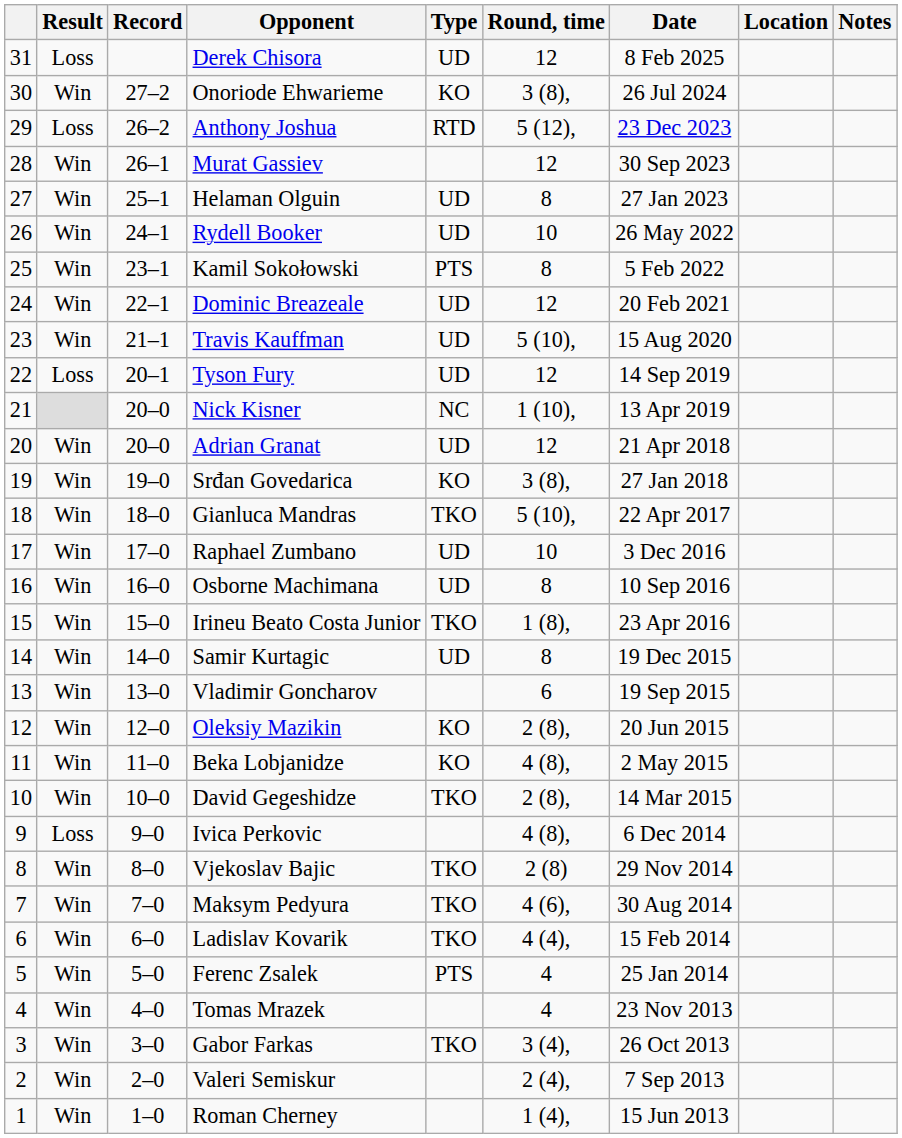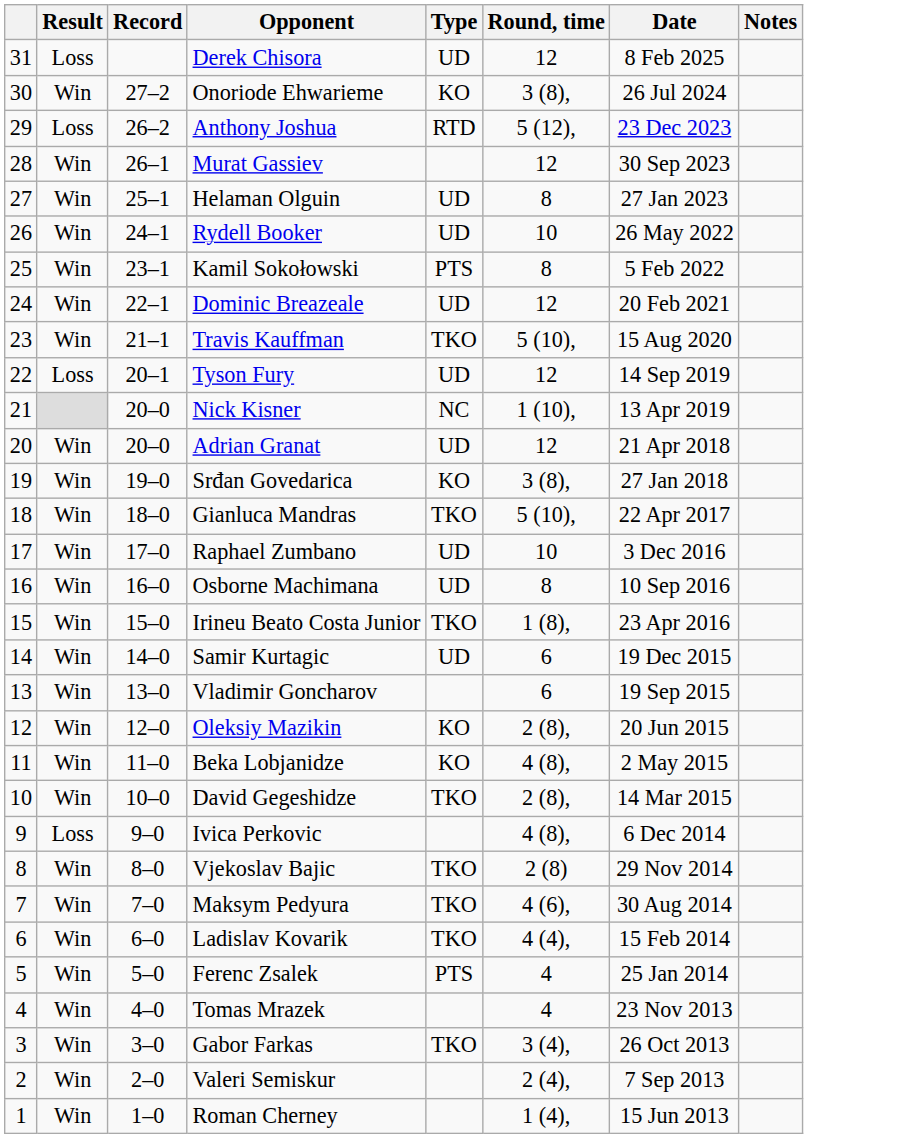- column: (786, 22)
(454, 339) UD -> (454, 339) TKO
(546, 657) 8 -> (546, 657) 6
